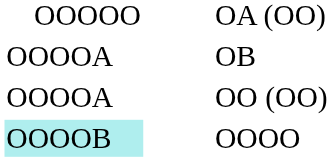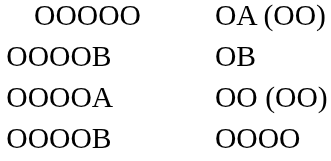(60, 56) OOOOA -> (59, 56) OOOOB
(59, 137) paleturquoise background -> (59, 137) no background
